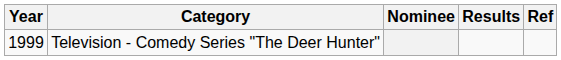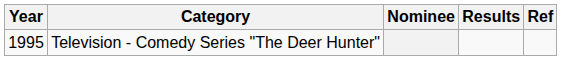(26, 42) 1999 -> (26, 42) 1995
